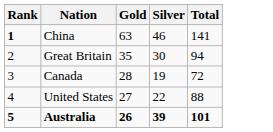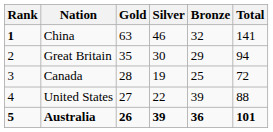+ column: (210, 14)
